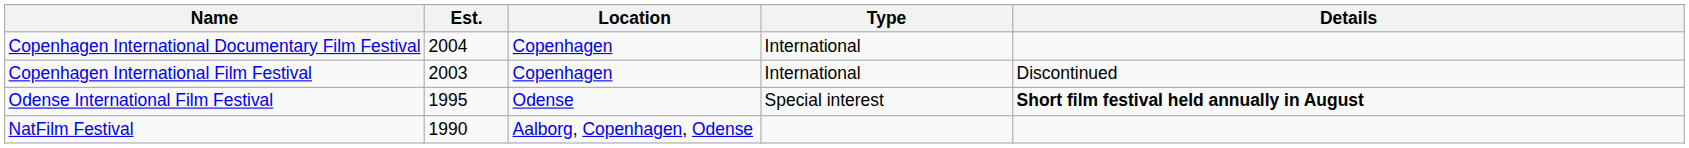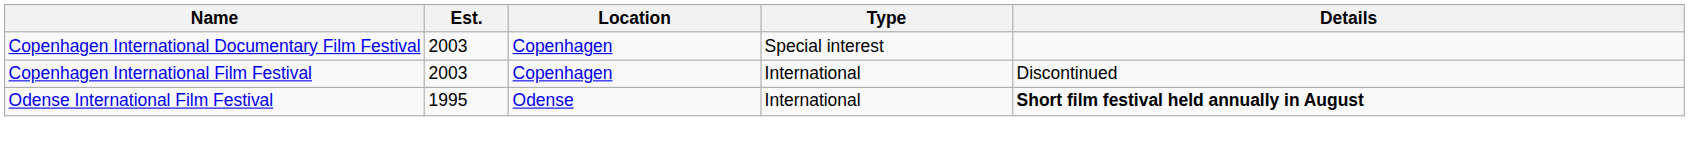(448, 45) 2004 -> (448, 45) 2003
(813, 45) International -> (824, 45) Special interest
(824, 101) Special interest -> (813, 101) International
- row: (71, 128)
